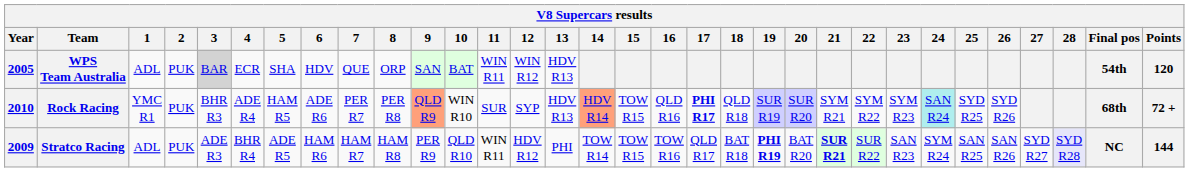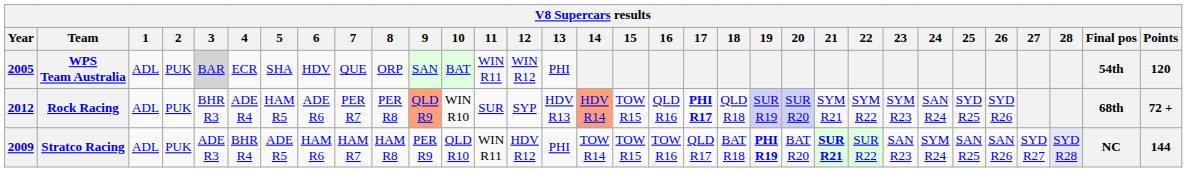(562, 69) HDV R13 -> (559, 69) PHI
(21, 108) 2010 -> (21, 108) 2012
(147, 108) YMC R1 -> (146, 108) ADL
(938, 108) paleturquoise background -> (935, 108) no background
